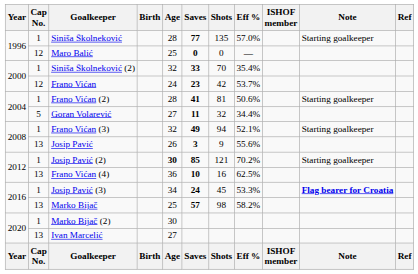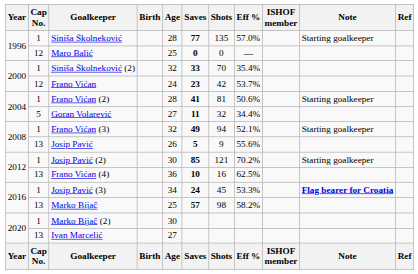(195, 144) 3 -> (195, 144) 5
(172, 160) bold -> (172, 160) normal
